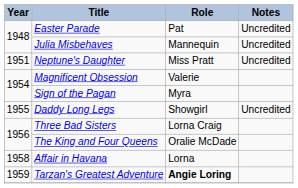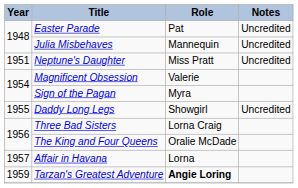(18, 158) 1958 -> (18, 158) 1957
